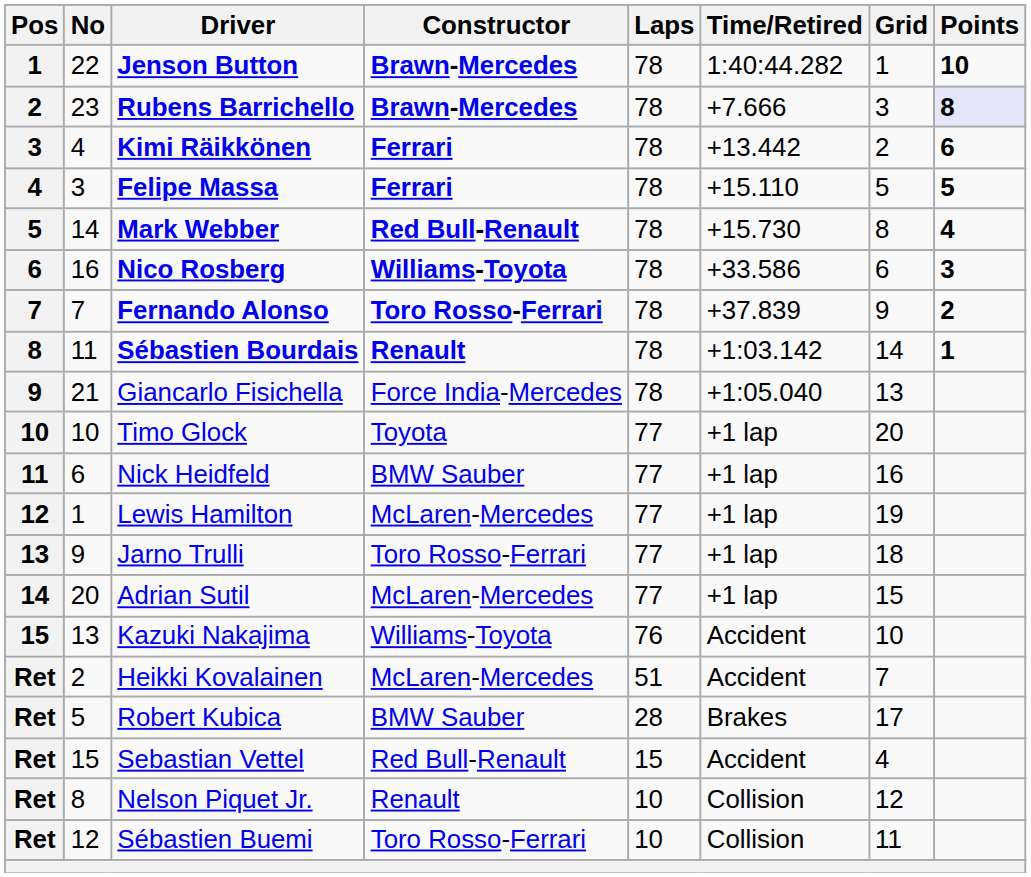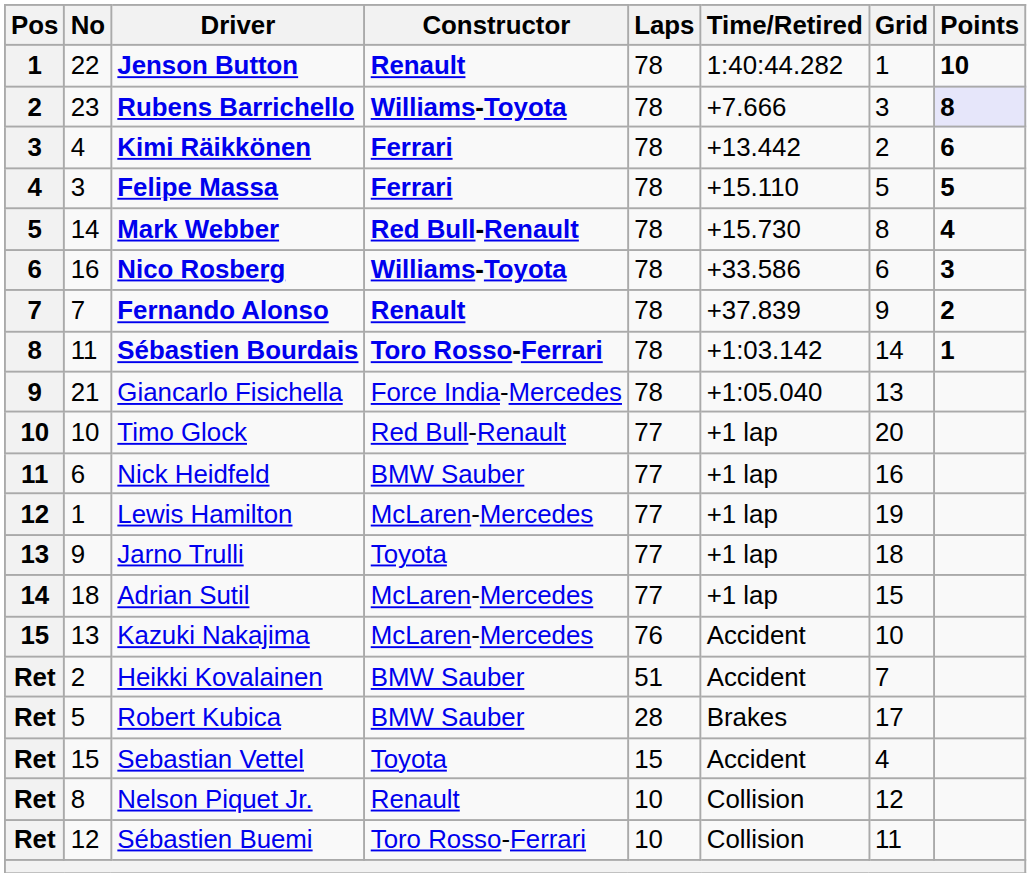(474, 66) Brawn-Mercedes -> (418, 66) Renault
(474, 106) Brawn-Mercedes -> (469, 106) Williams-Toyota
(487, 310) Toro Rosso-Ferrari -> (418, 310) Renault
(418, 351) Renault -> (487, 351) Toro Rosso-Ferrari
(409, 432) Toyota -> (468, 432) Red Bull-Renault
(478, 554) Toro Rosso-Ferrari -> (409, 554) Toyota
(85, 595) 20 -> (85, 595) 18
(461, 636) Williams-Toyota -> (482, 636) McLaren-Mercedes
(482, 677) McLaren-Mercedes -> (448, 677) BMW Sauber
(468, 758) Red Bull-Renault -> (409, 758) Toyota
